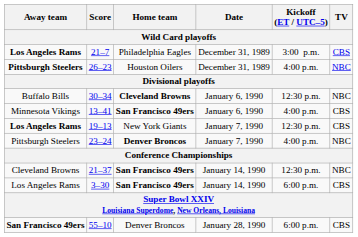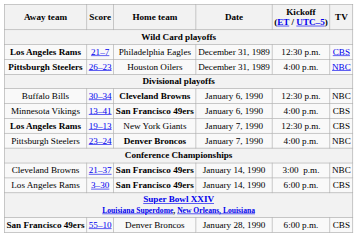(301, 51) 3:00 p.m. -> (301, 51) 12:30 p.m.
(301, 170) 12:30 p.m. -> (301, 170) 3:00 p.m.
